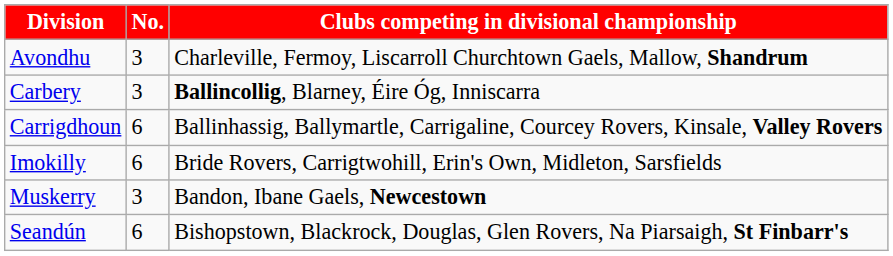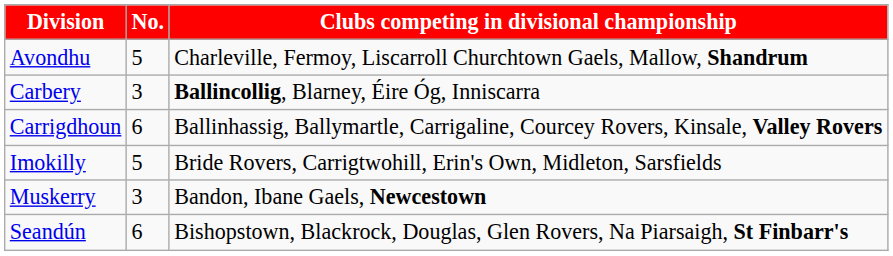(137, 57) 3 -> (137, 57) 5
(137, 162) 6 -> (137, 162) 5
